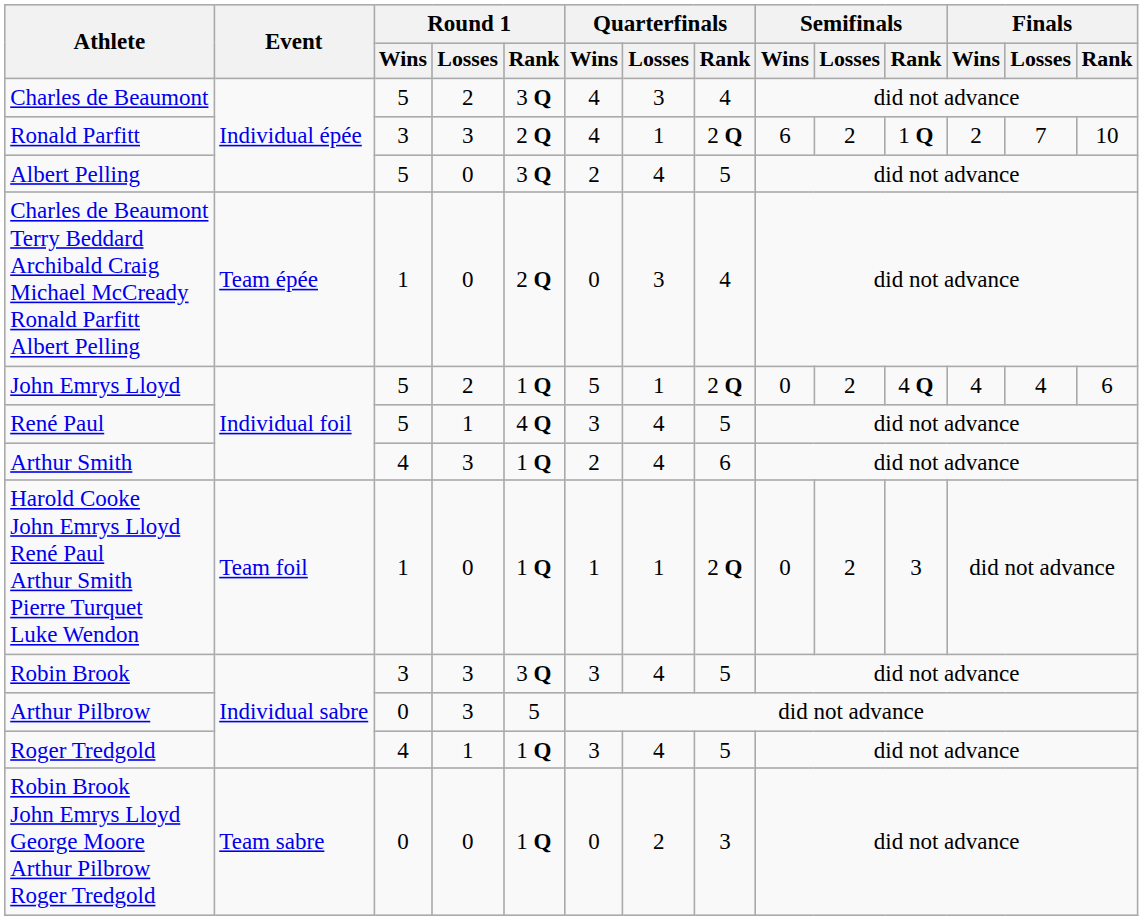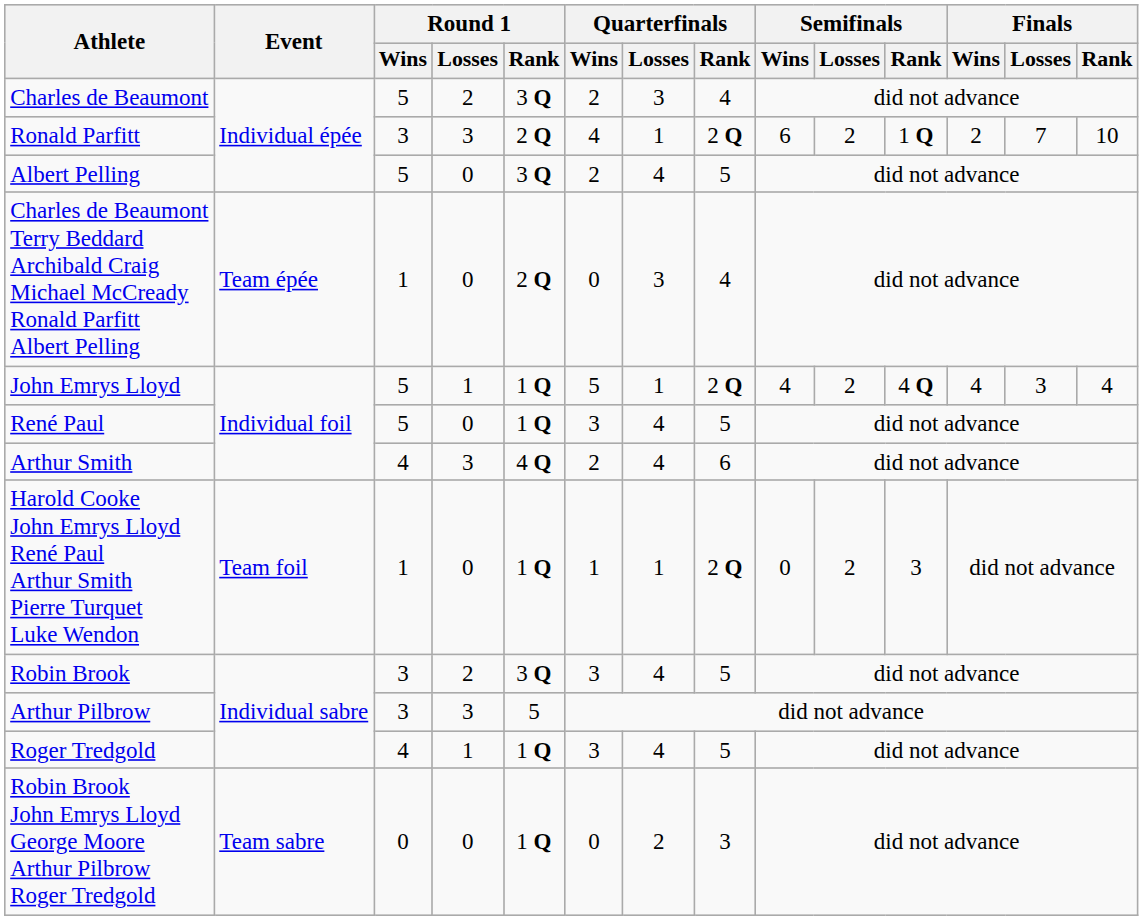(594, 97) 4 -> (594, 97) 2
(468, 385) 2 -> (468, 385) 1
(785, 385) 0 -> (785, 385) 4
(1041, 385) 4 -> (1041, 385) 3
(1107, 385) 6 -> (1107, 385) 4
(468, 423) 1 -> (468, 423) 0
(534, 423) 4 Q -> (534, 423) 1 Q
(534, 461) 1 Q -> (534, 461) 4 Q
(468, 673) 3 -> (468, 673) 2
(403, 711) 0 -> (403, 711) 3
